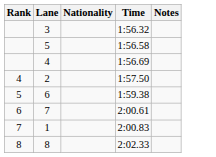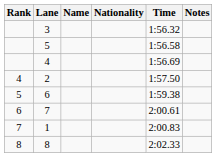+ column: (76, 12)
